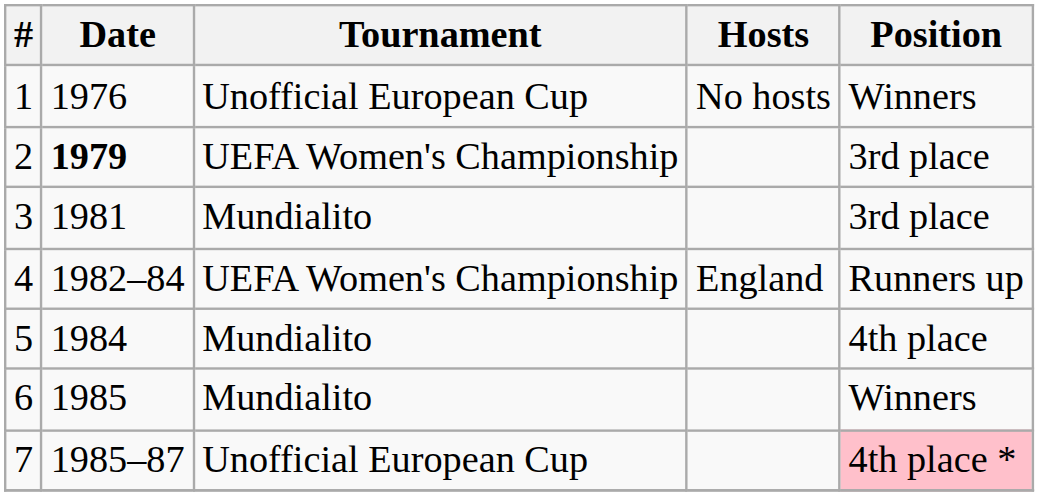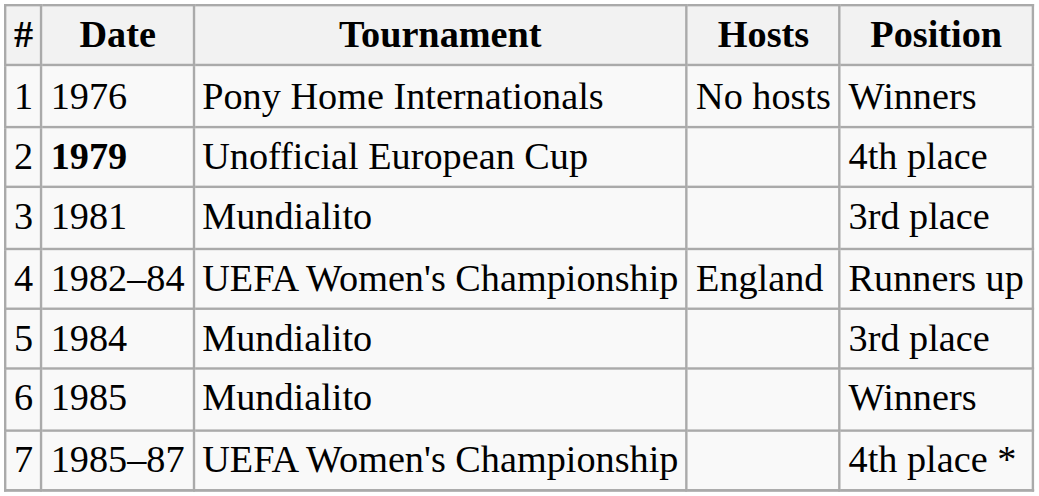(395, 95) Unofficial European Cup -> (403, 95) Pony Home Internationals
(440, 156) UEFA Women's Championship -> (395, 156) Unofficial European Cup
(919, 156) 3rd place -> (918, 156) 4th place
(918, 338) 4th place -> (919, 338) 3rd place
(395, 459) Unofficial European Cup -> (440, 459) UEFA Women's Championship
(932, 459) pink background -> (932, 459) no background
